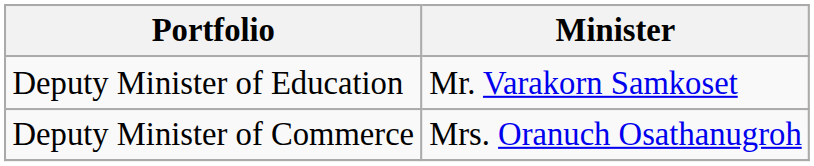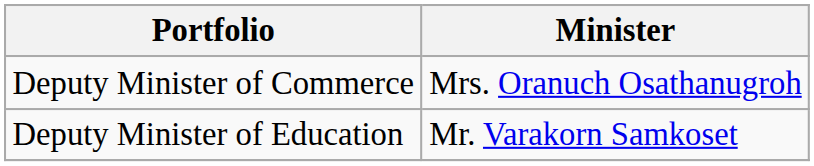rows swapped: (213, 133) <-> (208, 82)
